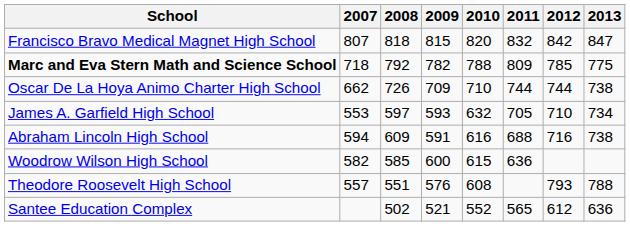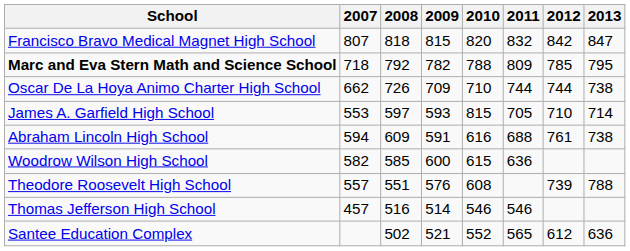(600, 64) 775 -> (600, 64) 795
(479, 112) 632 -> (479, 112) 815
(600, 112) 734 -> (600, 112) 714
(560, 137) 716 -> (560, 137) 761
(560, 185) 793 -> (560, 185) 739
+ row: (112, 209)
